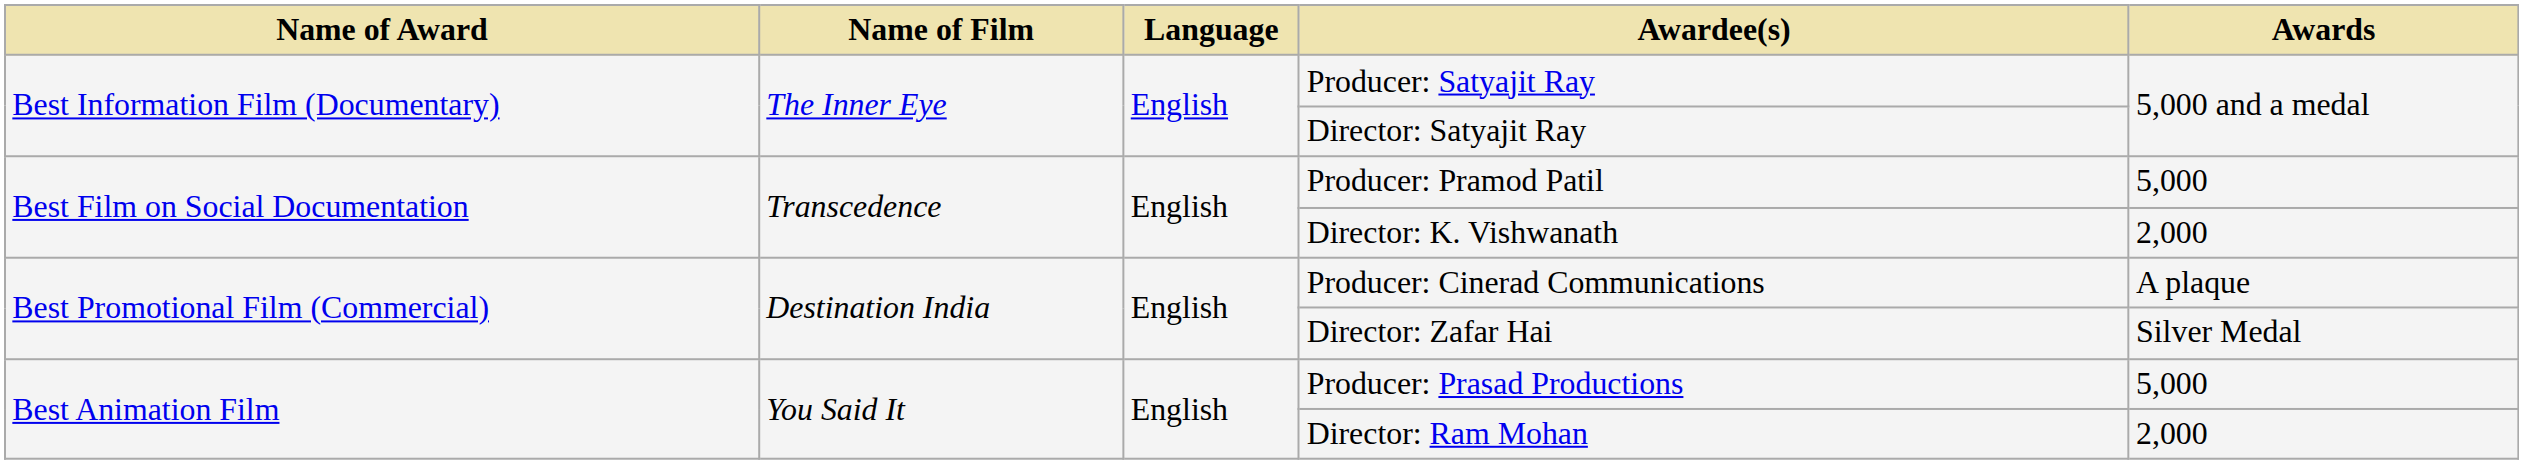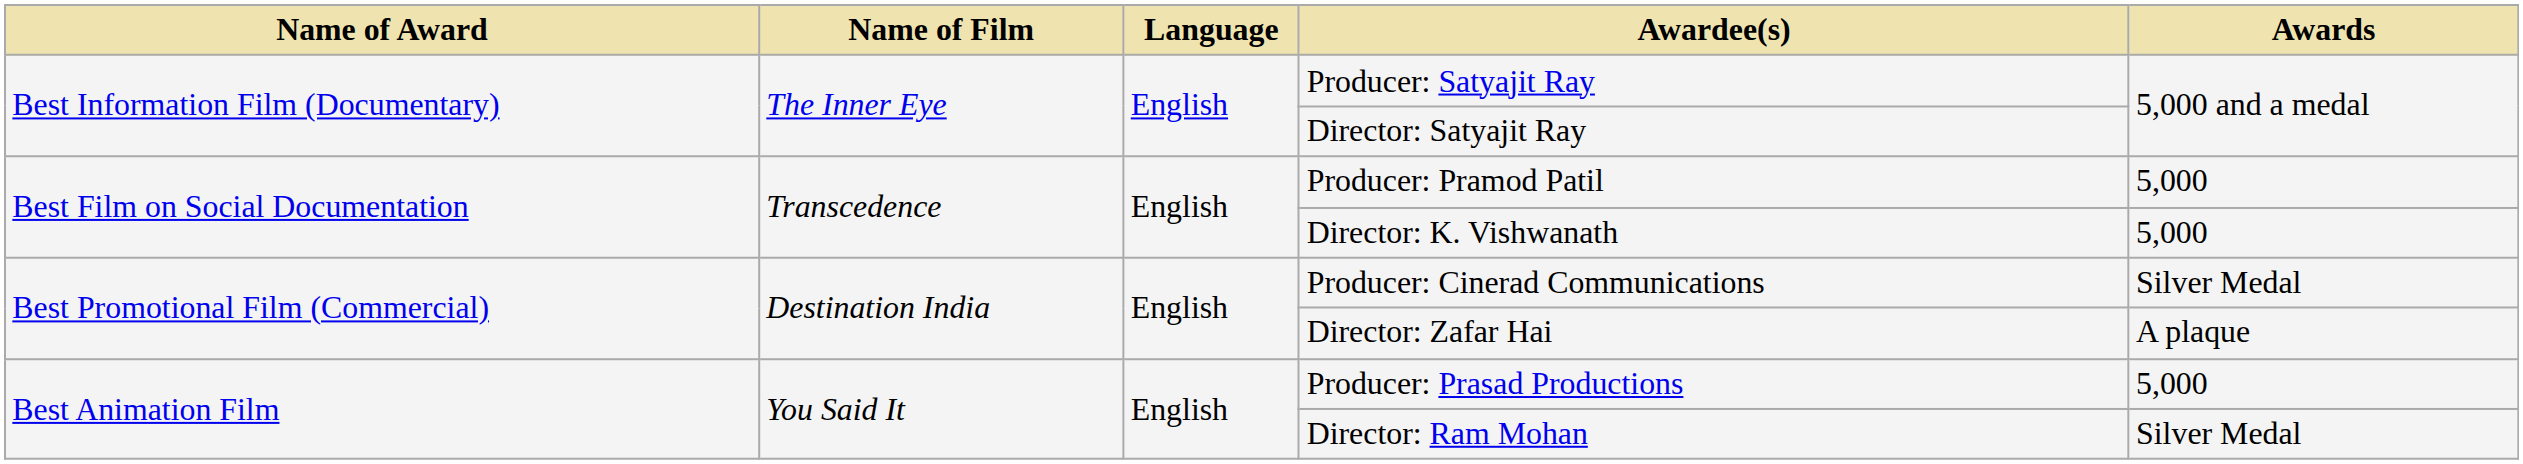(2172, 231) 2,000 -> (2172, 231) 5,000
(2193, 282) A plaque -> (2219, 282) Silver Medal
(2219, 332) Silver Medal -> (2193, 332) A plaque
(2172, 433) 2,000 -> (2219, 433) Silver Medal
